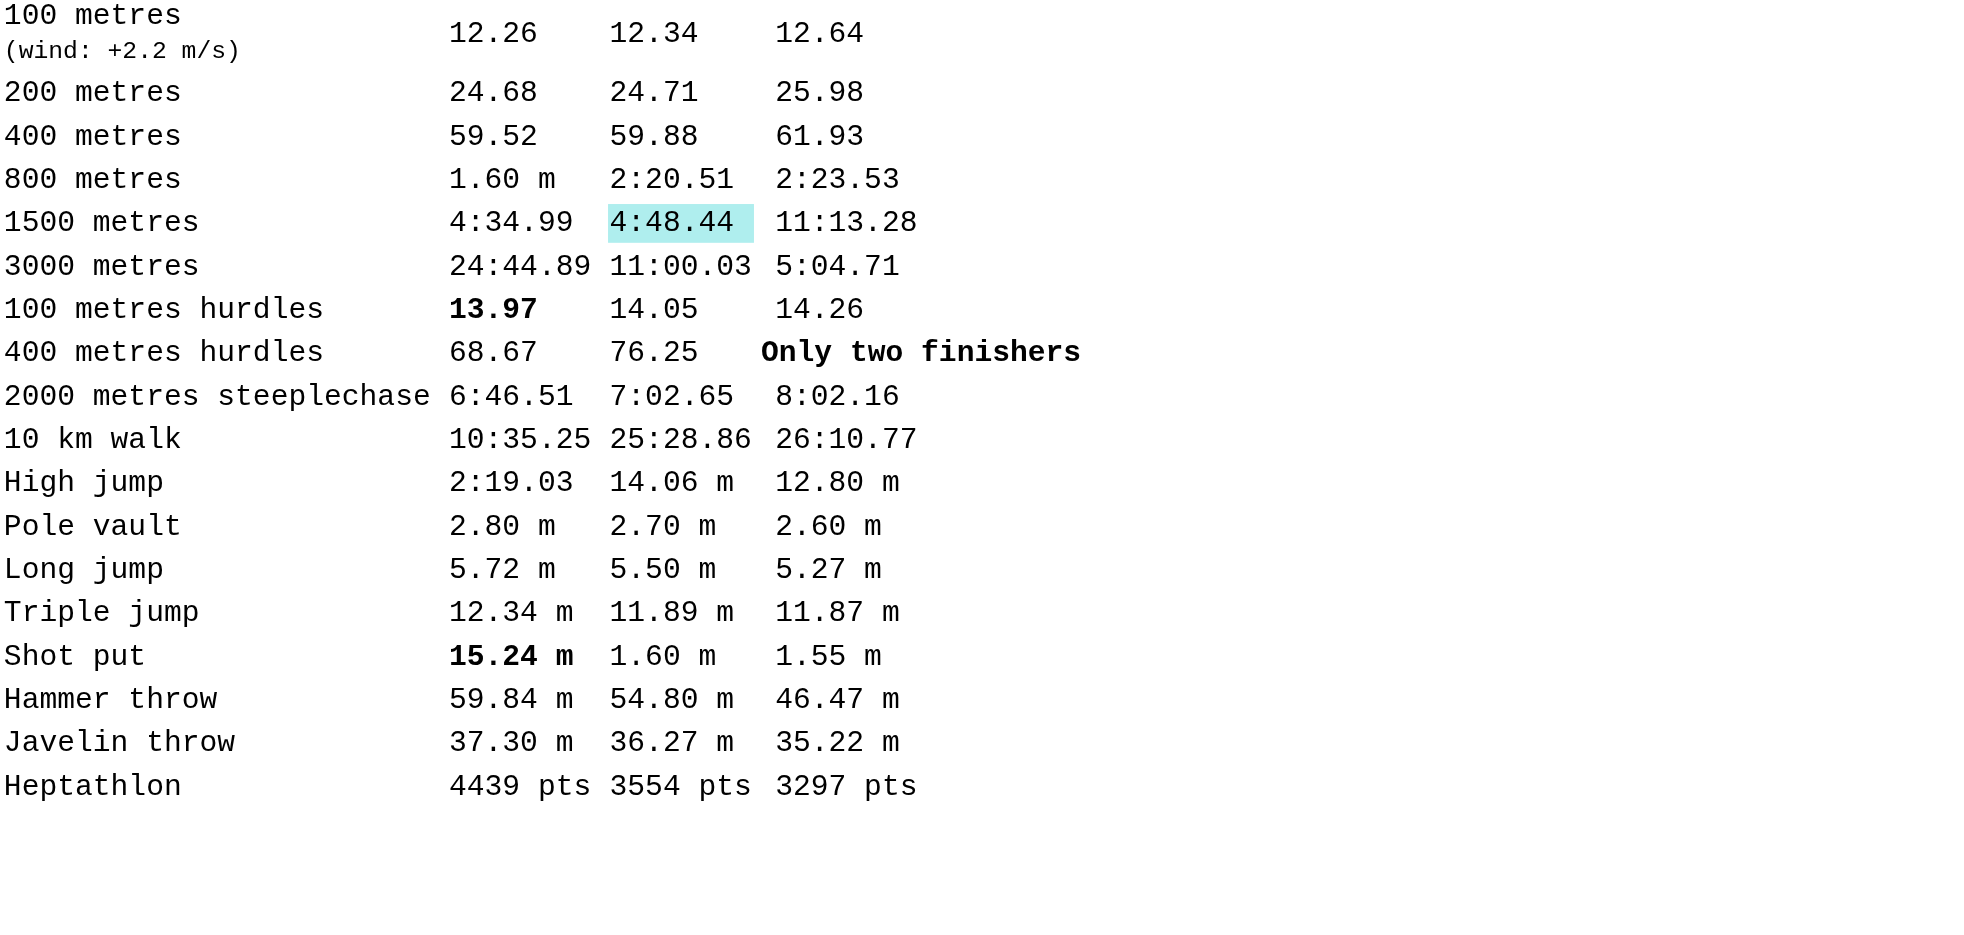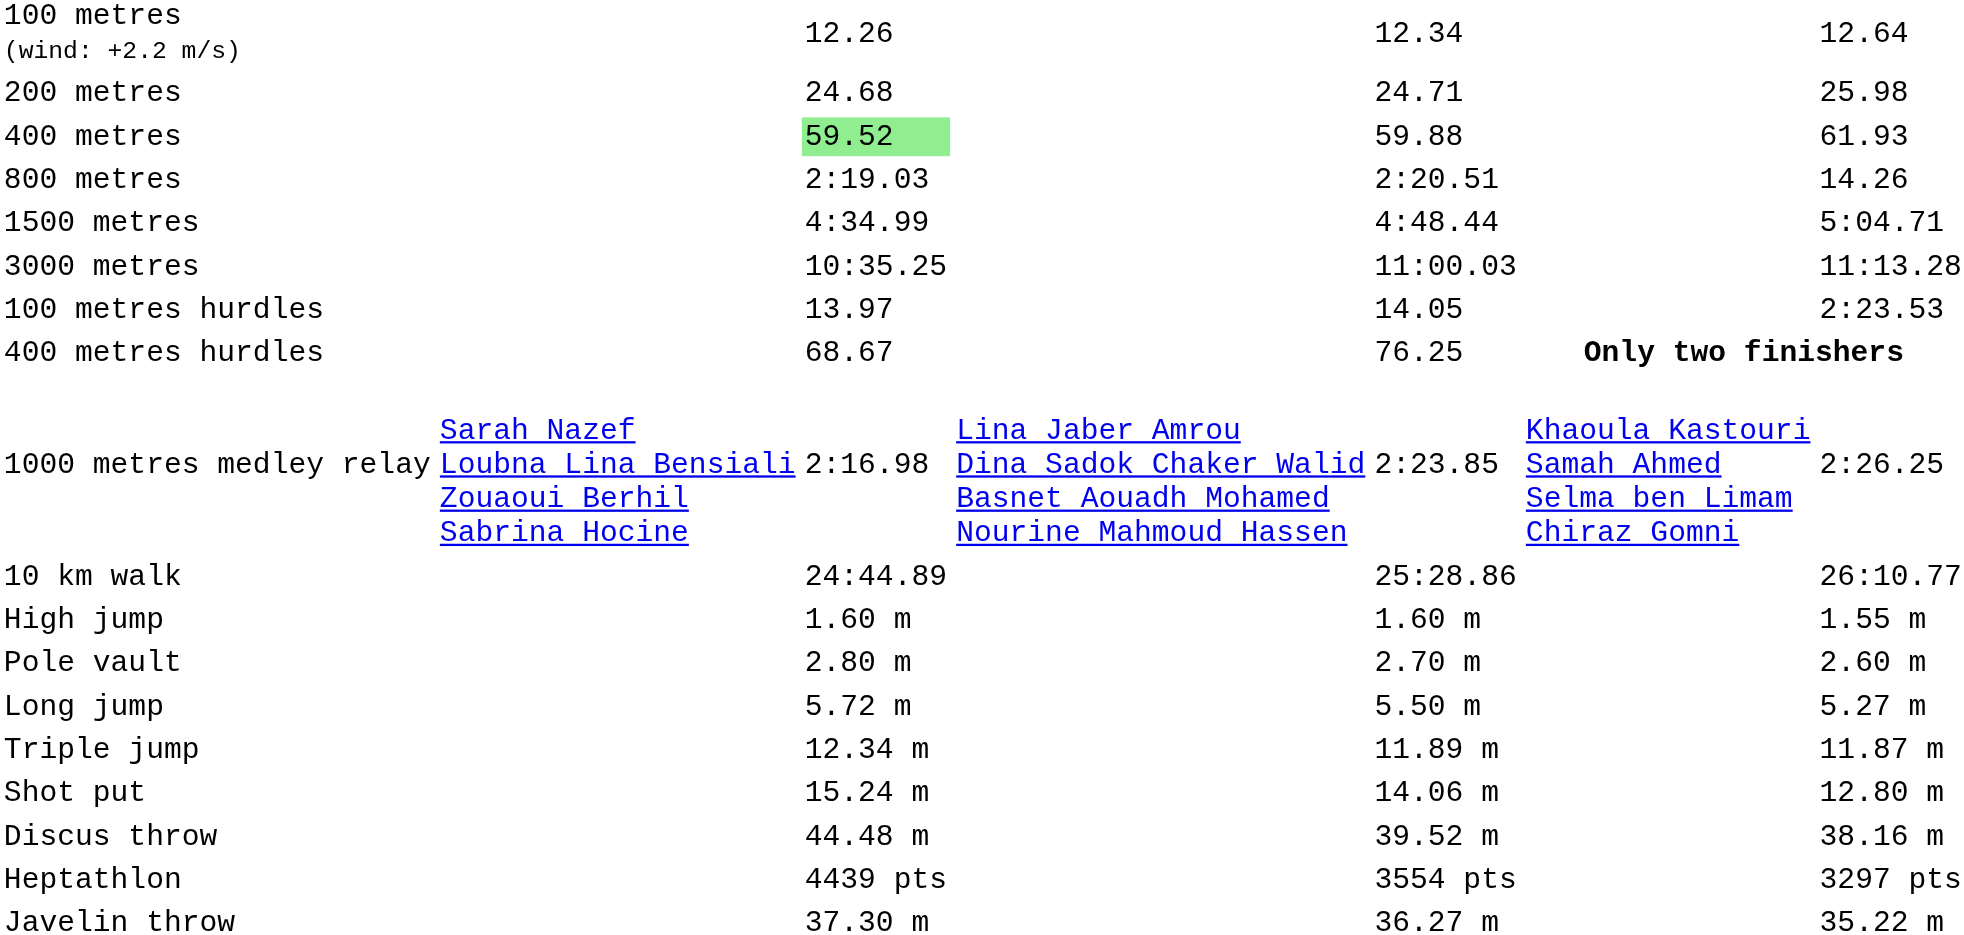(493, 137) no background -> (849, 137) lightgreen background
(502, 180) 1.60 m -> (867, 180) 2:19.03
(837, 180) 2:23.53 -> (1864, 180) 14.26
(672, 223) paleturquoise background -> (1437, 223) no background
(846, 223) 11:13.28 -> (1882, 223) 5:04.71
(520, 267) 24:44.89 -> (876, 267) 10:35.25
(837, 267) 5:04.71 -> (1891, 267) 11:13.28
(493, 310) bold -> (849, 310) normal
(820, 310) 14.26 -> (1882, 310) 2:23.53
- row: (217, 397)
+ row: (217, 465)
(520, 440) 10:35.25 -> (876, 577) 24:44.89
(511, 483) 2:19.03 -> (858, 620) 1.60 m
(672, 483) 14.06 m -> (1428, 620) 1.60 m
(837, 483) 12.80 m -> (1873, 620) 1.55 m
(511, 657) bold -> (867, 793) normal
(663, 657) 1.60 m -> (1437, 793) 14.06 m
(829, 657) 1.55 m -> (1882, 793) 12.80 m
+ row: (111, 837)
- row: (111, 700)
rows swapped: (119, 743) <-> (93, 787)
